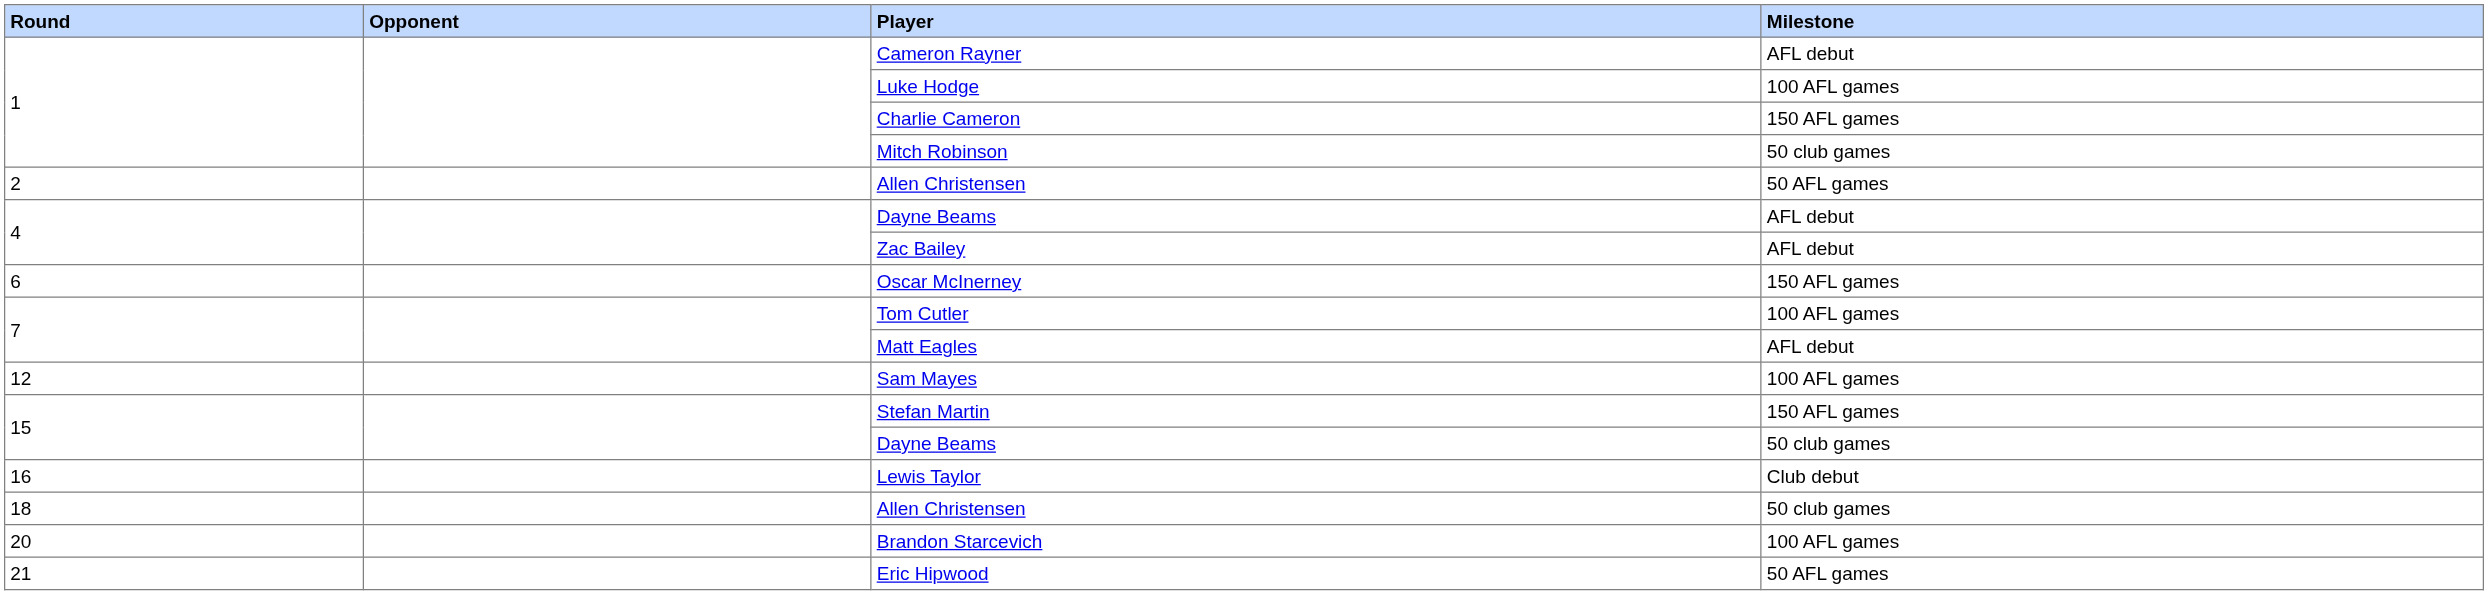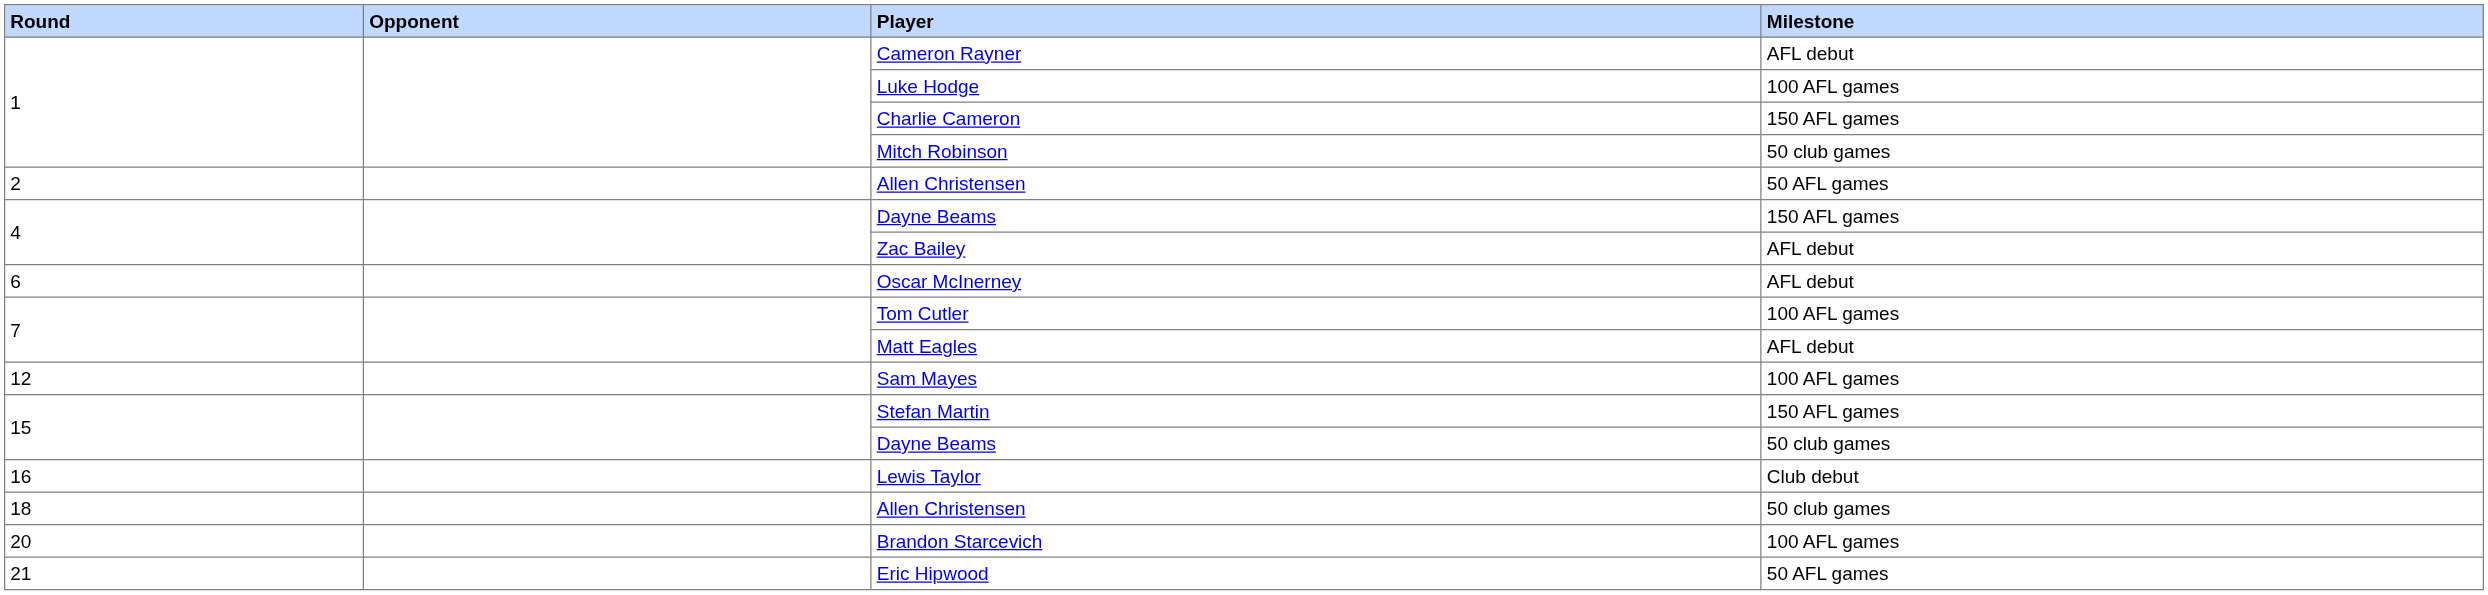(1810, 216) AFL debut -> (1833, 216) 150 AFL games
(1833, 281) 150 AFL games -> (1810, 281) AFL debut
